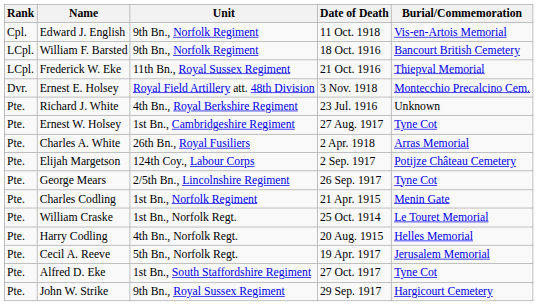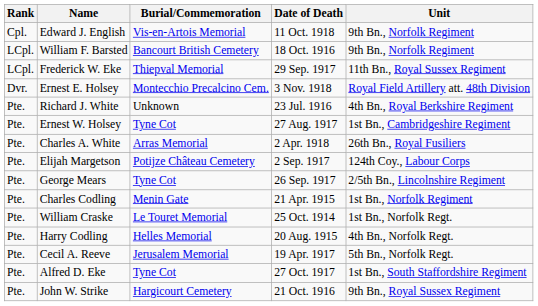columns swapped: (224, 13) <-> (462, 13)
(350, 69) 21 Oct. 1916 -> (305, 69) 29 Sep. 1917
(351, 291) 29 Sep. 1917 -> (305, 291) 21 Oct. 1916
